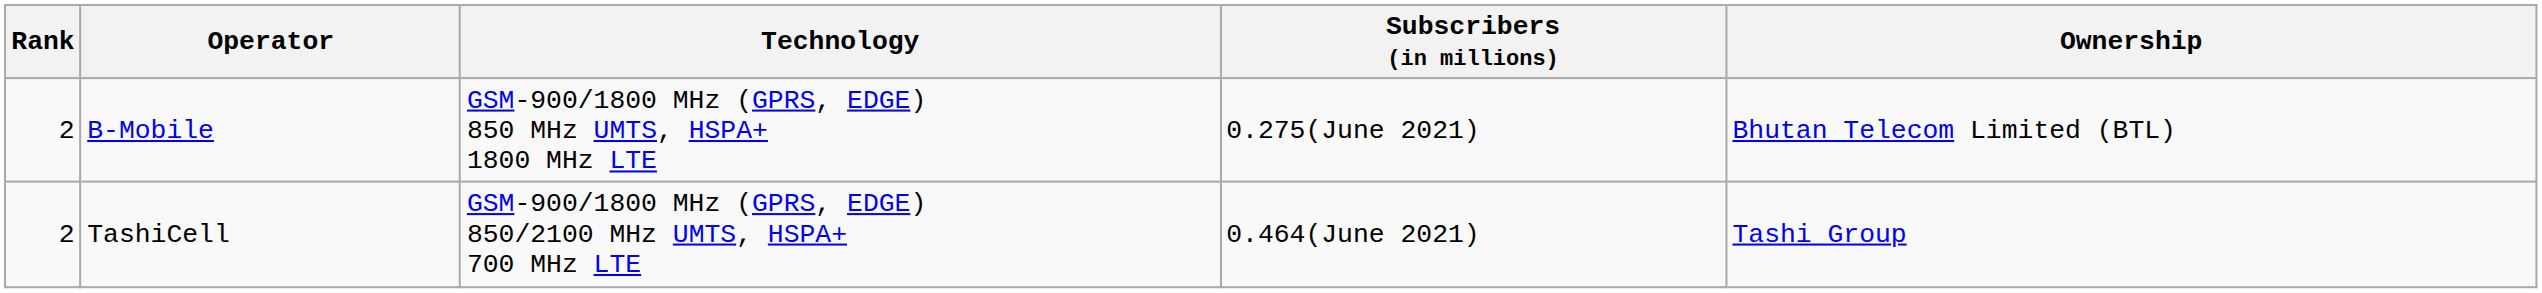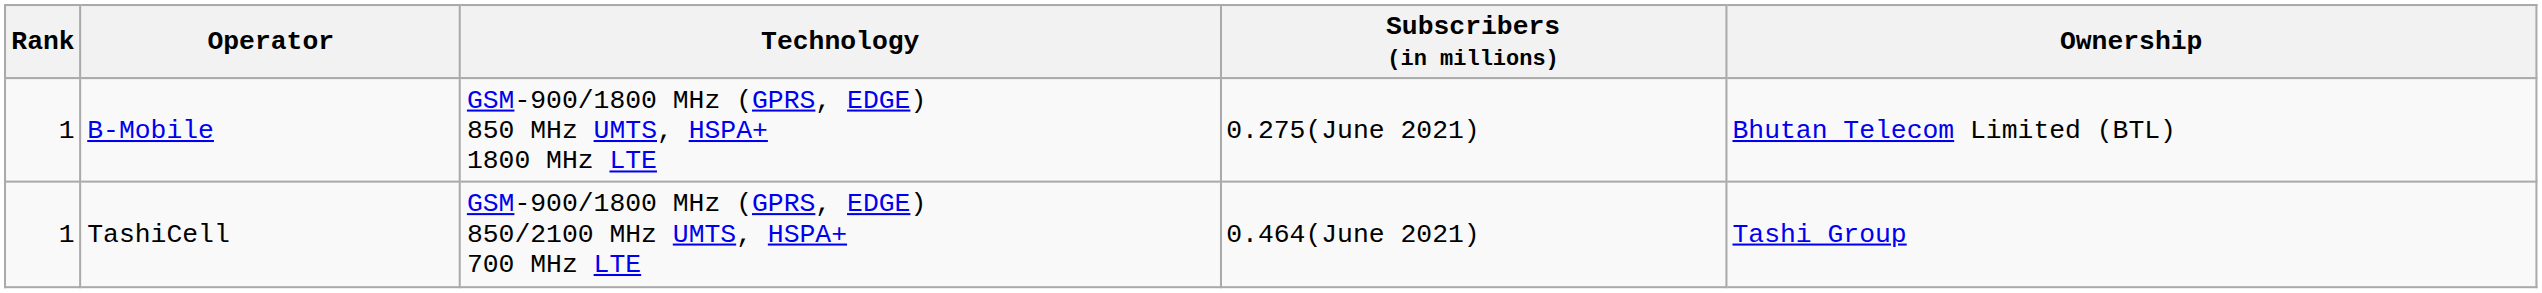(67, 130) 2 -> (67, 130) 1
(67, 234) 2 -> (67, 234) 1
